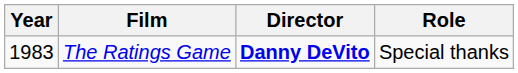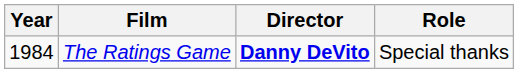(31, 52) 1983 -> (31, 52) 1984
